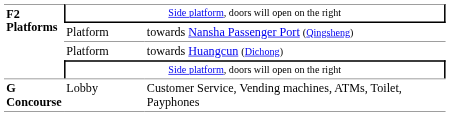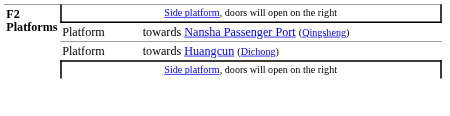- row: (82, 88)
